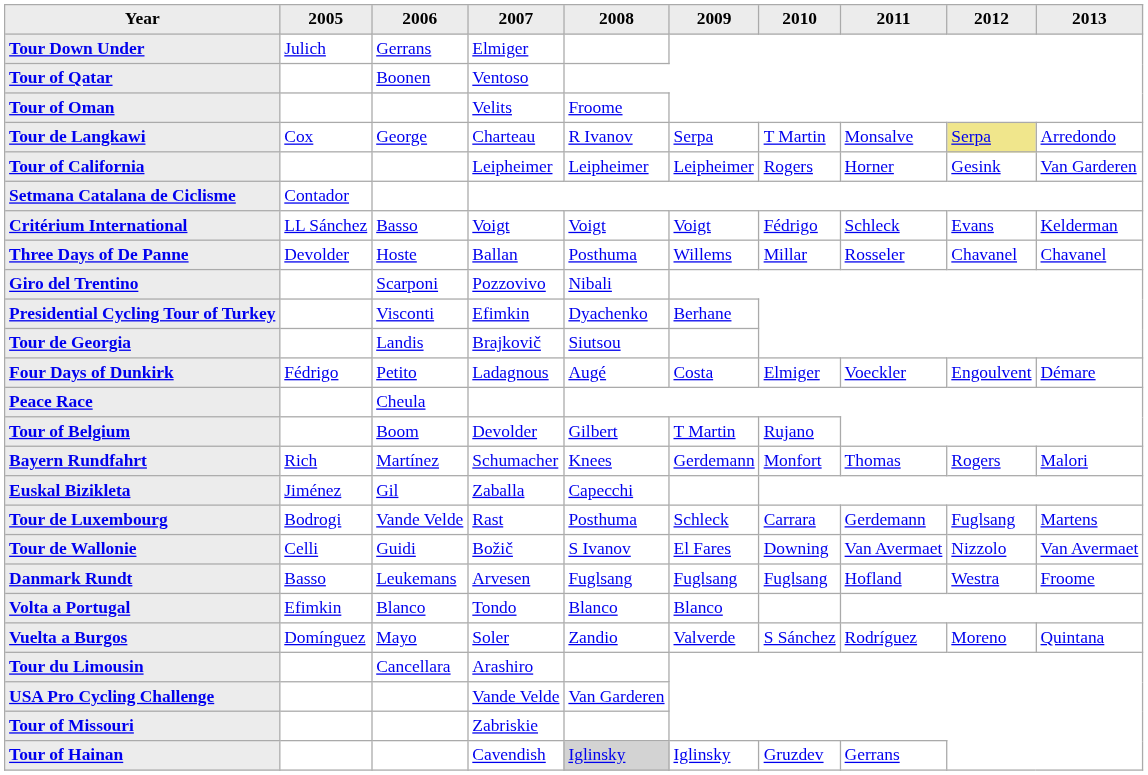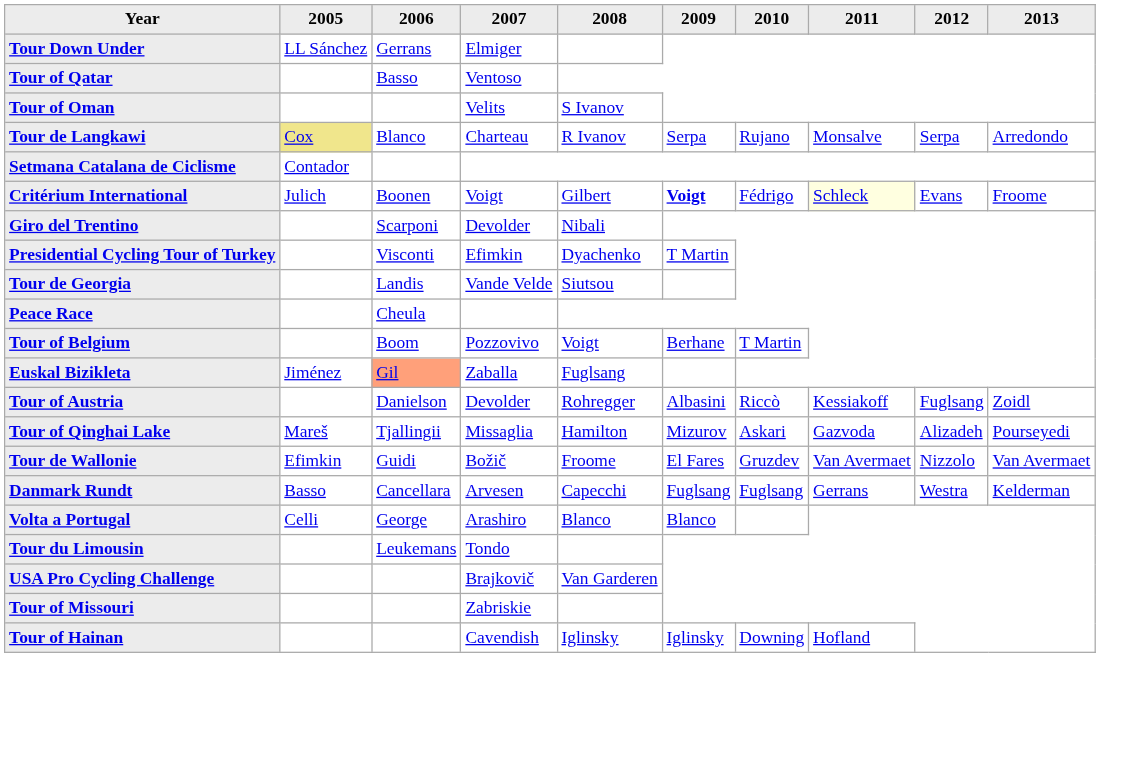(305, 48) Julich -> (326, 48) LL Sánchez
(403, 78) Boonen -> (397, 78) Basso
(595, 107) Froome -> (593, 107) S Ivanov
(299, 136) no background -> (299, 136) khaki background
(402, 136) George -> (401, 136) Blanco
(795, 136) T Martin -> (764, 136) Rujano
(971, 136) khaki background -> (940, 136) no background
- row: (77, 166)
(326, 225) LL Sánchez -> (305, 195) Julich
(397, 225) Basso -> (403, 195) Boonen
(587, 225) Voigt -> (586, 195) Gilbert
(692, 225) normal -> (686, 195) bold
(872, 225) no background -> (841, 195) lightyellow background
(1079, 225) Kelderman -> (1020, 195) Froome
- row: (99, 254)
(509, 284) Pozzovivo -> (498, 225) Devolder
(702, 313) Berhane -> (698, 254) T Martin
(507, 343) Brajkovič -> (509, 284) Vande Velde
- row: (91, 372)
(505, 431) Devolder -> (502, 343) Pozzovivo
(593, 431) Gilbert -> (580, 343) Voigt
(705, 431) T Martin -> (696, 343) Berhane
(789, 431) Rujano -> (770, 343) T Martin
- row: (78, 460)
(387, 490) no background -> (387, 372) lightsalmon background
(601, 490) Capecchi -> (593, 372) Fuglsang
- row: (88, 519)
+ row: (66, 401)
+ row: (90, 431)
(301, 549) Celli -> (313, 460) Efimkin
(600, 549) S Ivanov -> (589, 460) Froome
(796, 549) Downing -> (769, 460) Gruzdev
(416, 578) Leukemans -> (413, 490) Cancellara
(600, 578) Fuglsang -> (594, 490) Capecchi
(873, 578) Hofland -> (841, 490) Gerrans
(1068, 578) Froome -> (1031, 490) Kelderman
(313, 608) Efimkin -> (301, 519) Celli
(401, 608) Blanco -> (402, 519) George
(494, 608) Tondo -> (496, 519) Arashiro
- row: (68, 637)
(413, 666) Cancellara -> (416, 549) Leukemans
(503, 666) Arashiro -> (487, 549) Tondo
(516, 696) Vande Velde -> (500, 578) Brajkovič
(597, 755) lightgrey background -> (590, 637) no background
(794, 755) Gruzdev -> (772, 637) Downing
(872, 755) Gerrans -> (842, 637) Hofland
